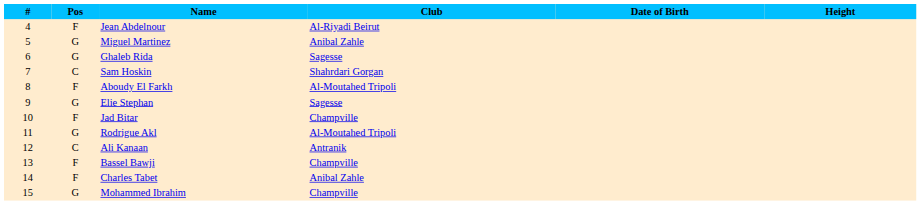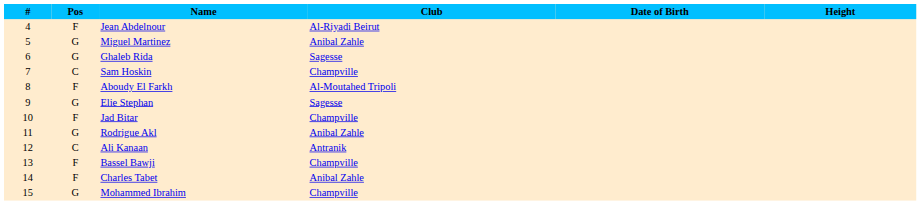(346, 72) Shahrdari Gorgan -> (334, 72) Champville
(353, 132) Al-Moutahed Tripoli -> (337, 132) Anibal Zahle
